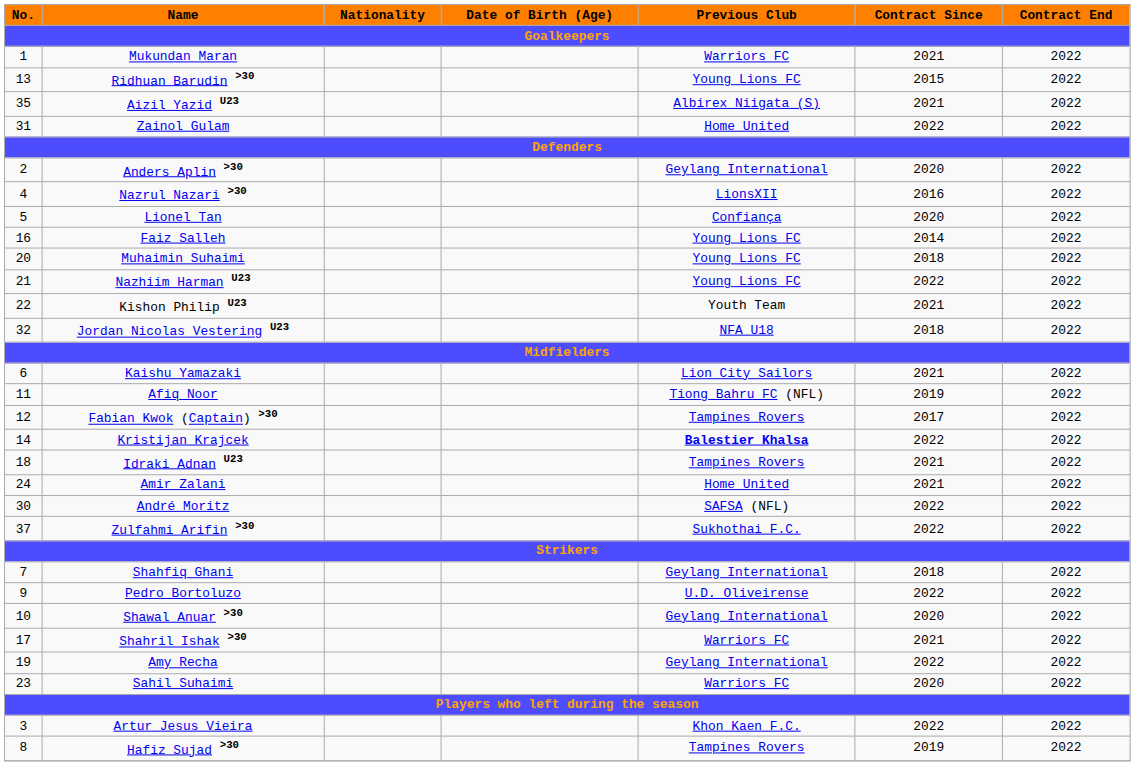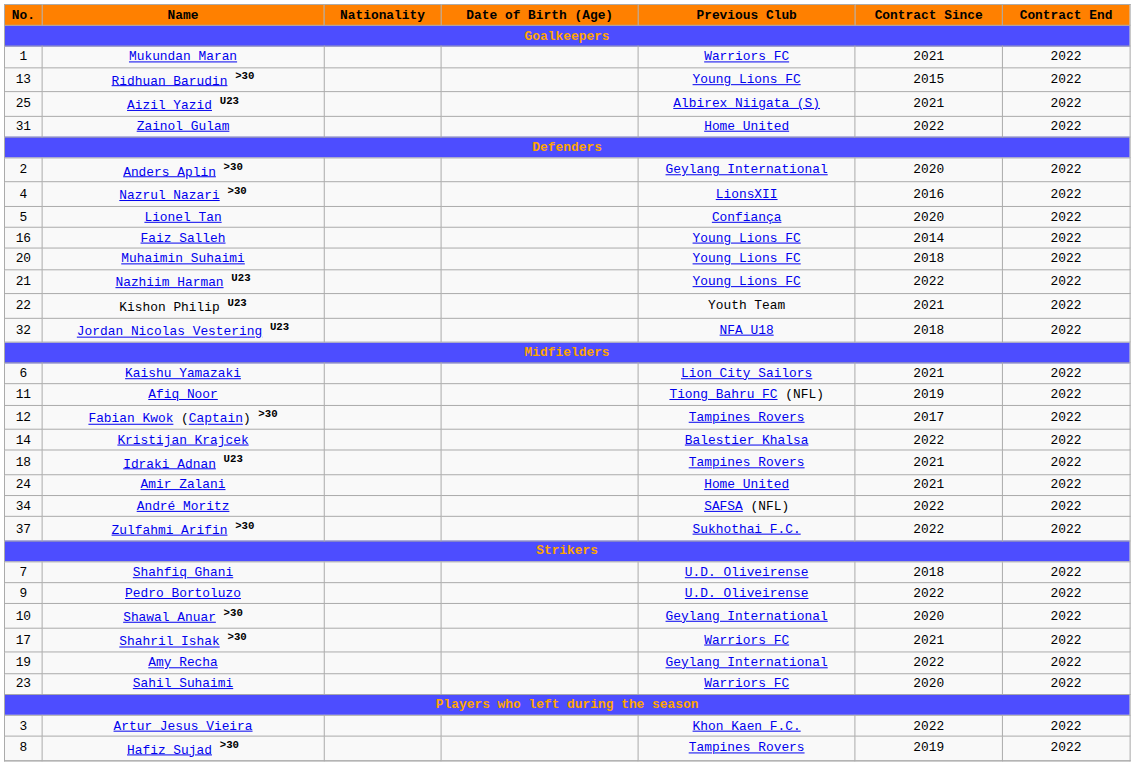(23, 104) 35 -> (23, 104) 25
(747, 440) bold -> (747, 440) normal
(23, 506) 30 -> (23, 506) 34
(747, 572) Geylang International -> (747, 572) U.D. Oliveirense
